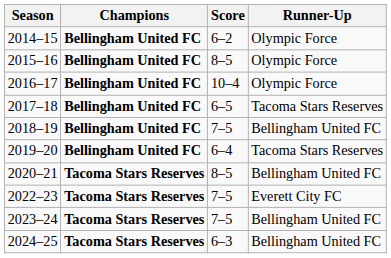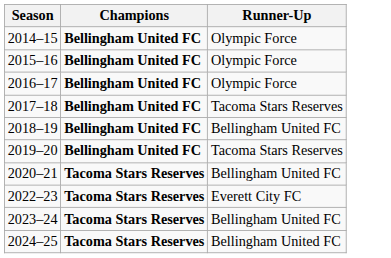- column: (228, 15)
